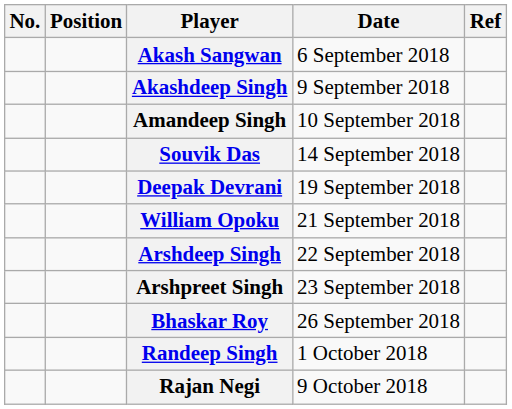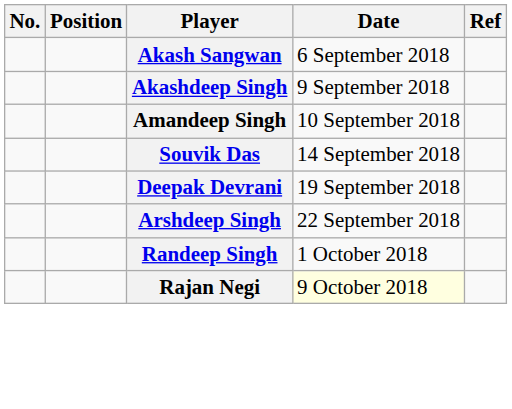- row: (210, 220)
- row: (210, 287)
- row: (210, 320)
(362, 386) no background -> (362, 287) lightyellow background
